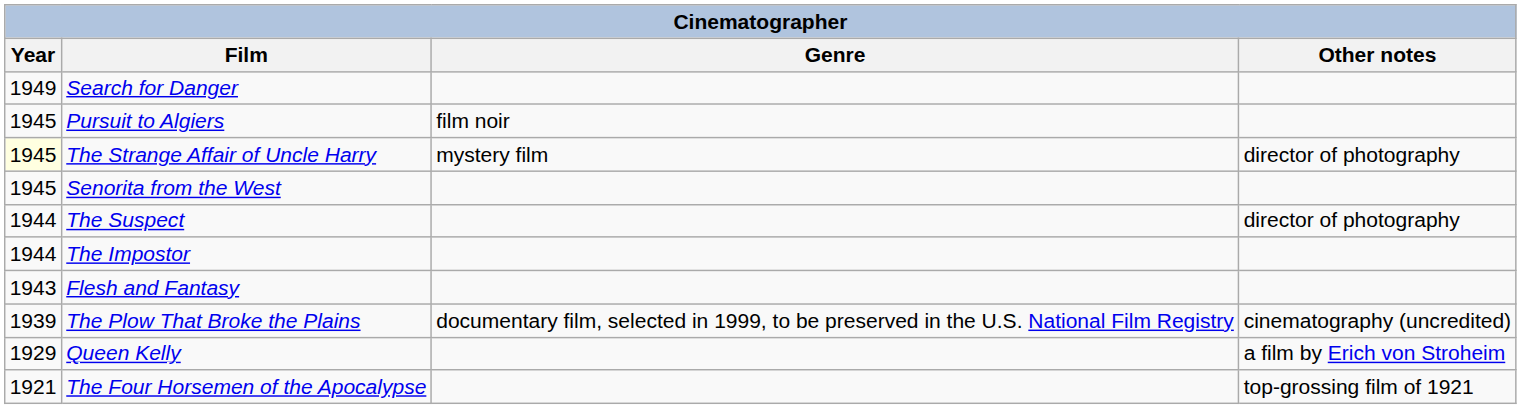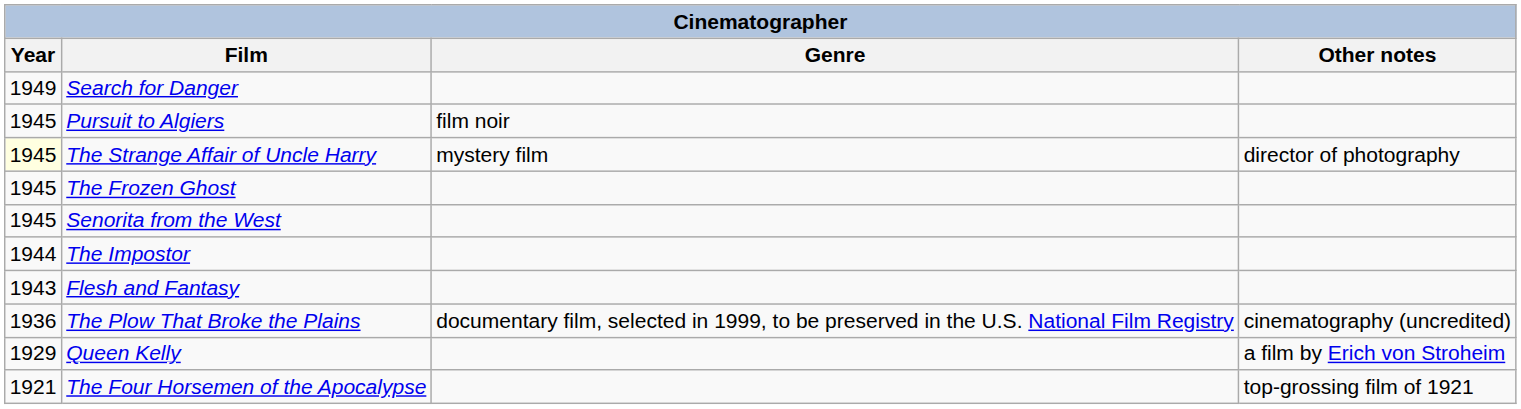+ row: (151, 188)
- row: (125, 221)
(33, 321) 1939 -> (33, 321) 1936
